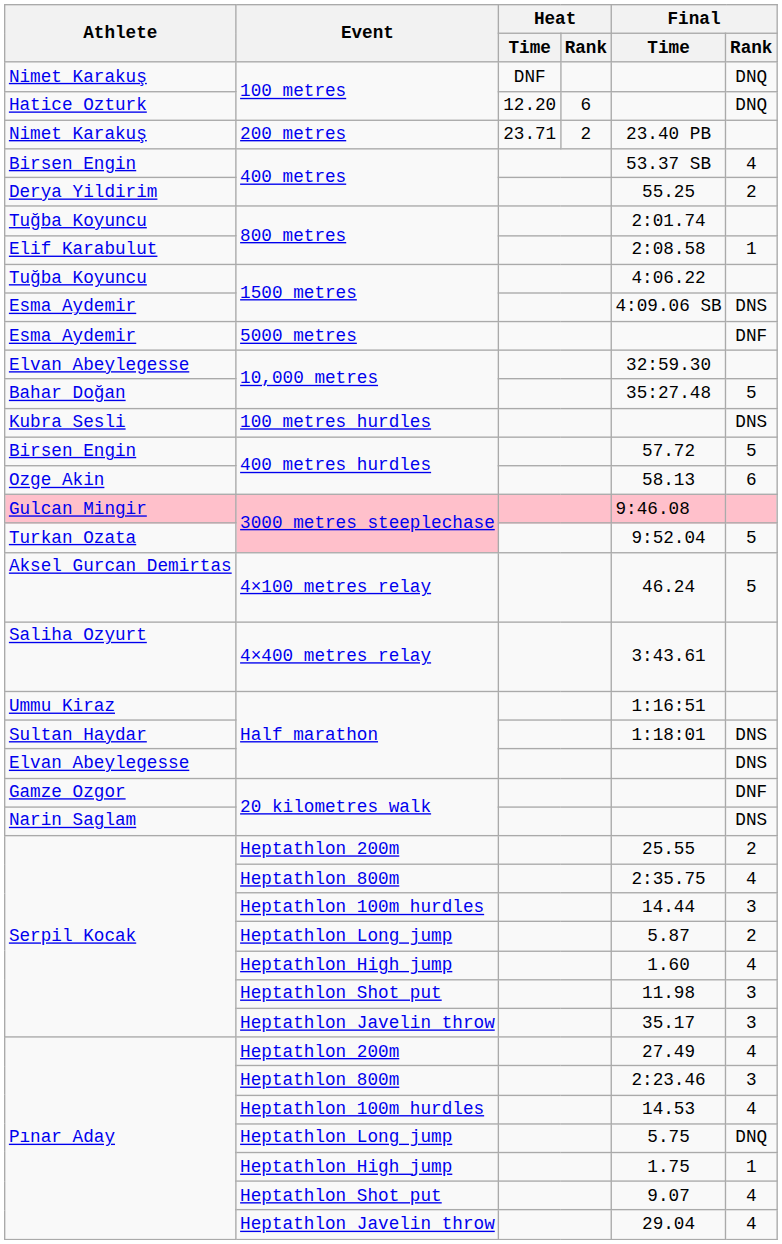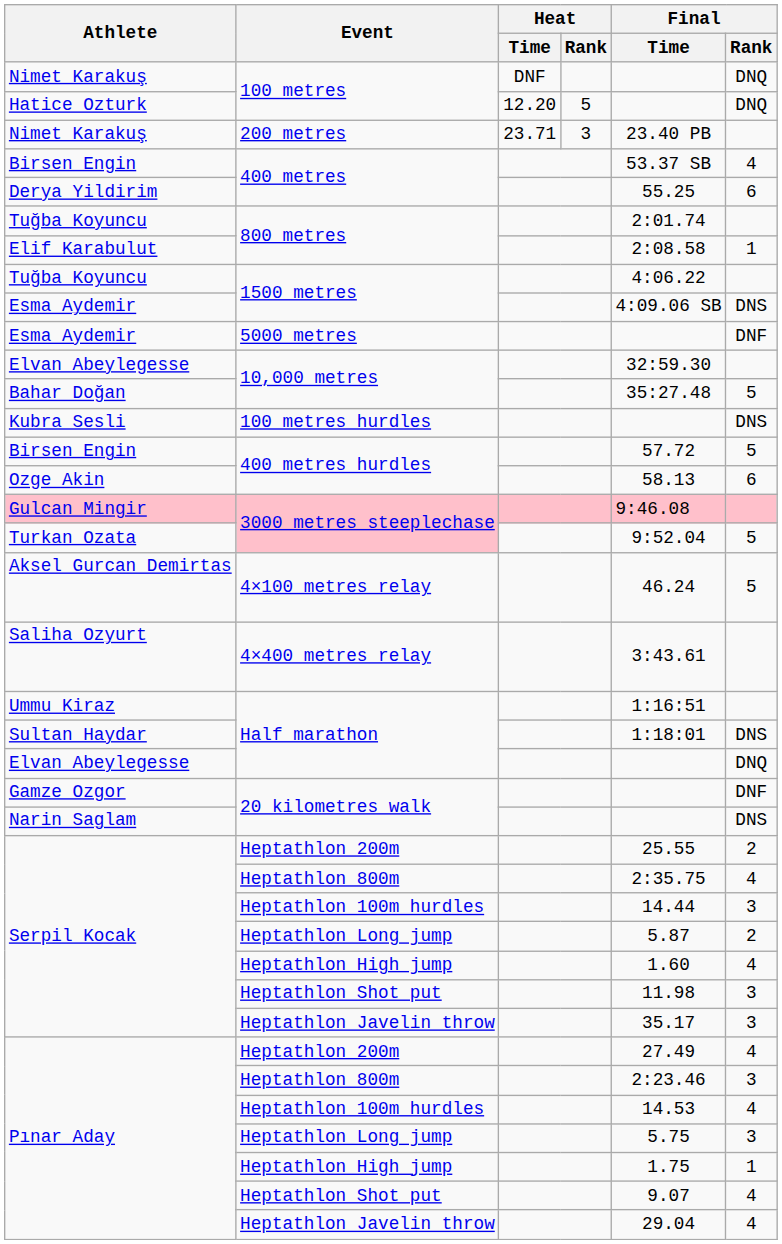(586, 106) 6 -> (586, 106) 5
(586, 134) 2 -> (586, 134) 3
(751, 192) 2 -> (751, 192) 6
(751, 763) DNS -> (751, 763) DNQ
(751, 1138) DNQ -> (751, 1138) 3
